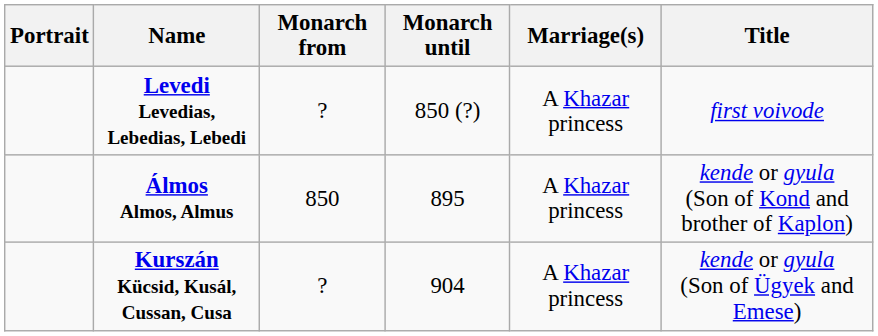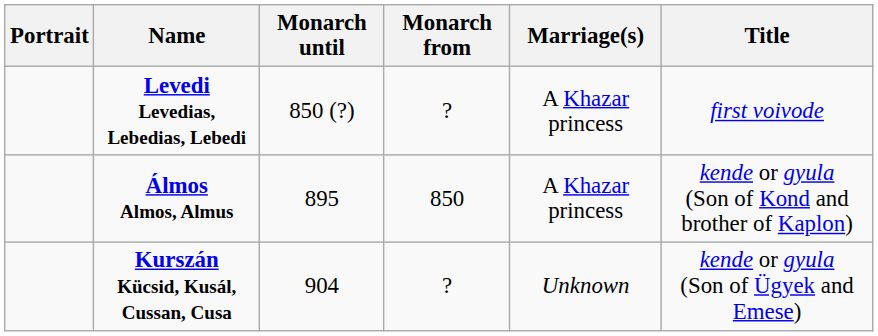columns swapped: (322, 35) <-> (448, 35)
(586, 285) A Khazar princess -> (586, 285) Unknown
